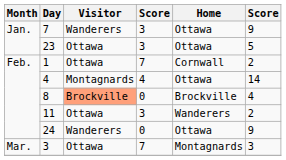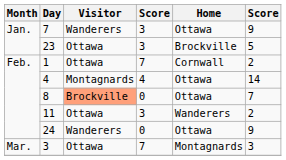(193, 46) Ottawa -> (206, 46) Brockville
(206, 96) Brockville -> (193, 96) Ottawa
(251, 96) 4 -> (251, 96) 7
